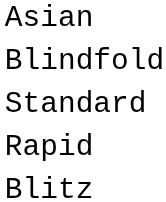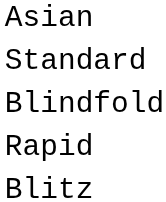rows swapped: (85, 61) <-> (76, 104)
